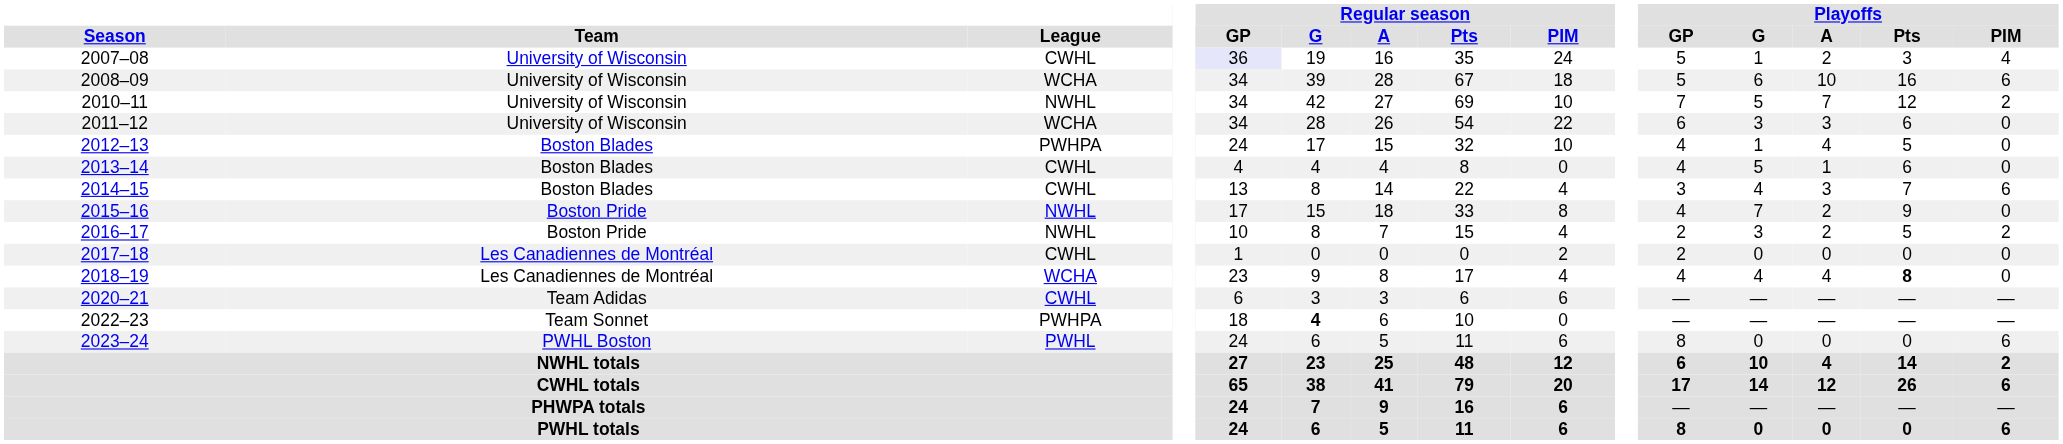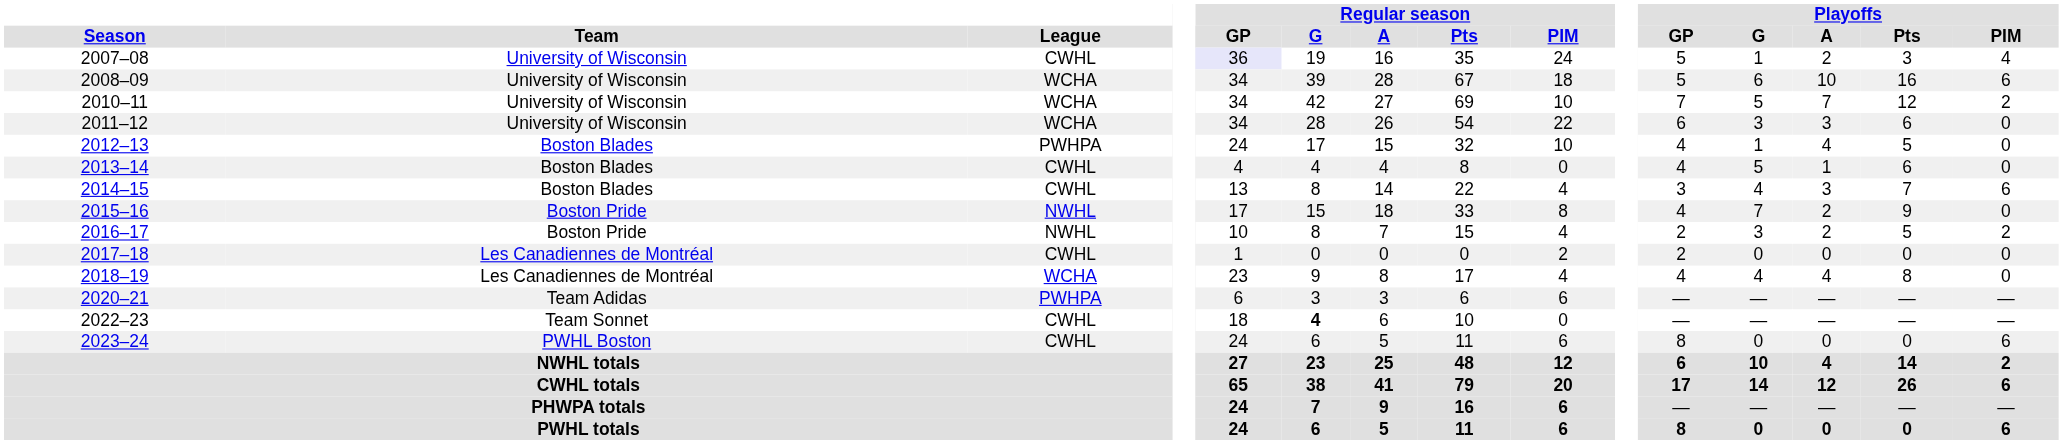(1070, 102) NWHL -> (1070, 102) WCHA
(1907, 276) bold -> (1907, 276) normal
(1070, 298) CWHL -> (1070, 298) PWHPA
(1070, 320) PWHPA -> (1070, 320) CWHL
(1070, 341) PWHL -> (1070, 341) CWHL
